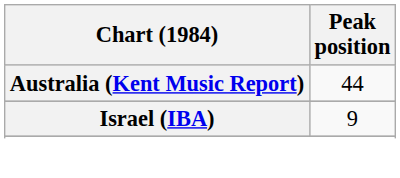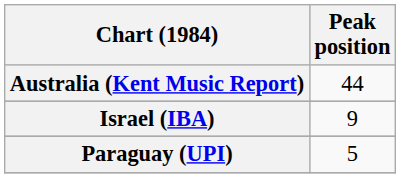+ row: (157, 154)
